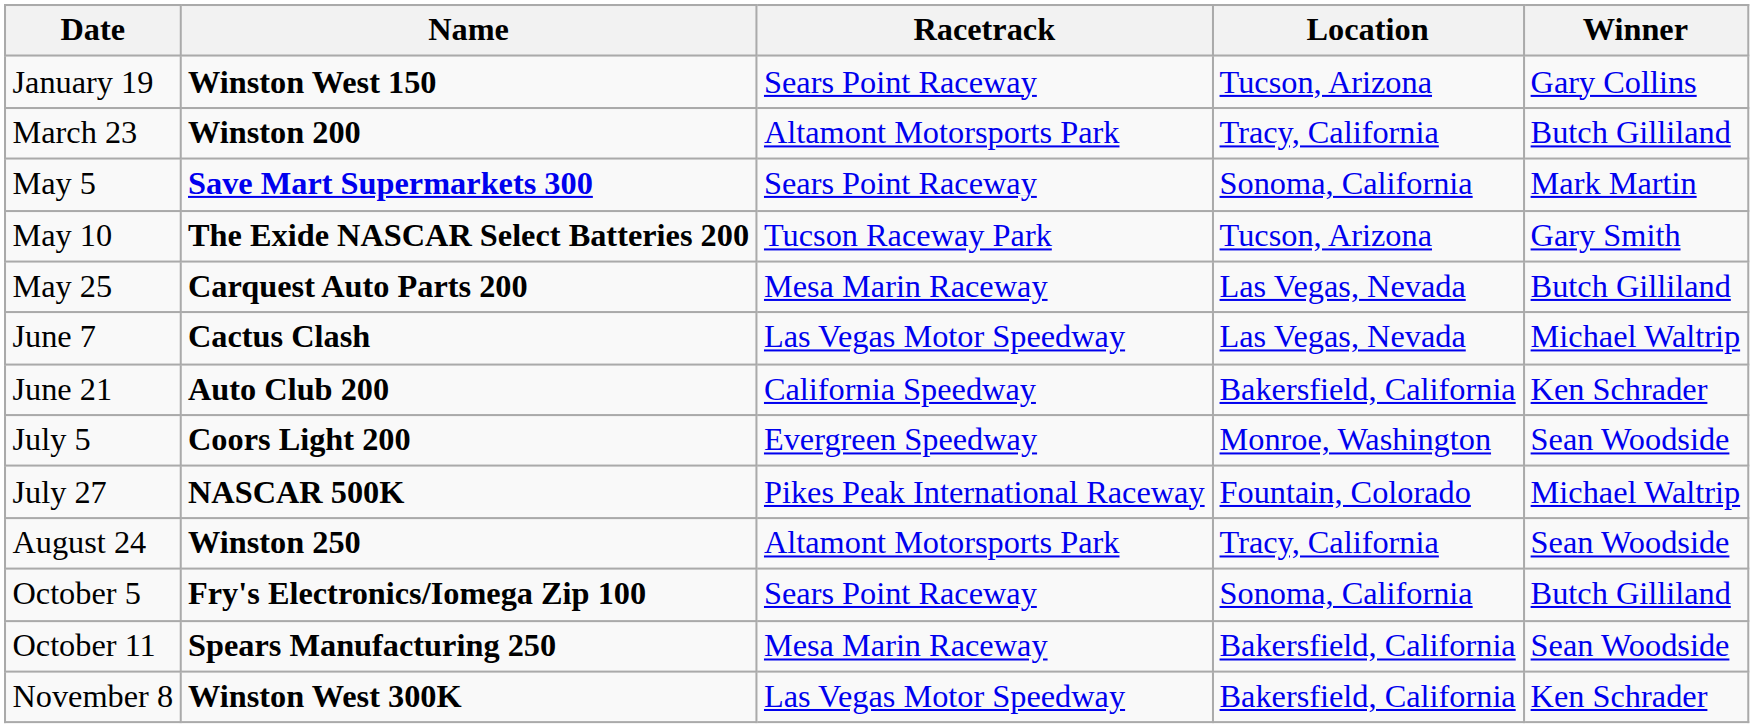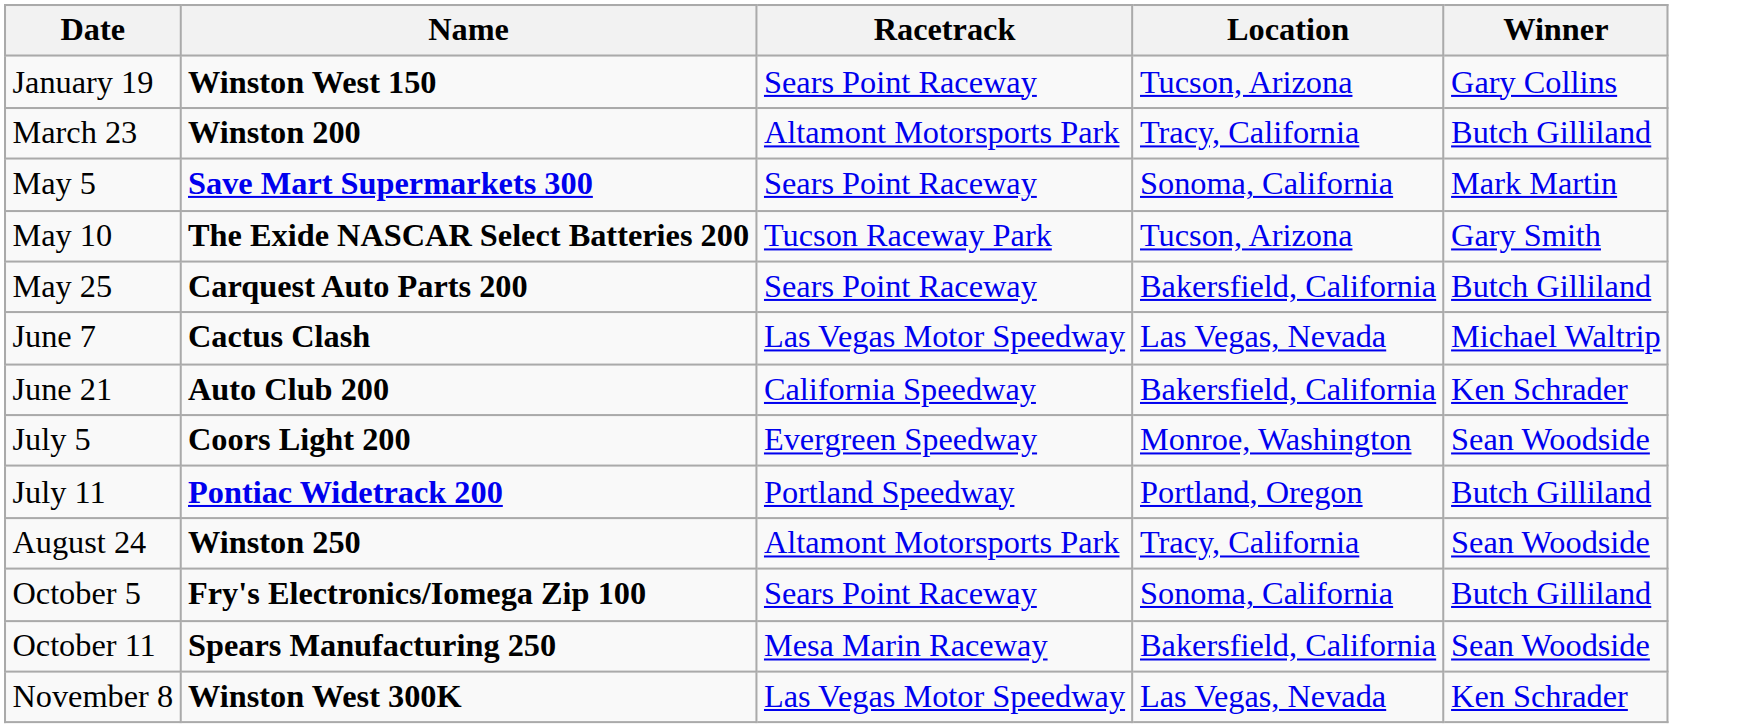(906, 286) Mesa Marin Raceway -> (900, 286) Sears Point Raceway
(1343, 286) Las Vegas, Nevada -> (1288, 286) Bakersfield, California
+ row: (59, 491)
- row: (60, 491)
(1368, 696) Bakersfield, California -> (1263, 696) Las Vegas, Nevada
